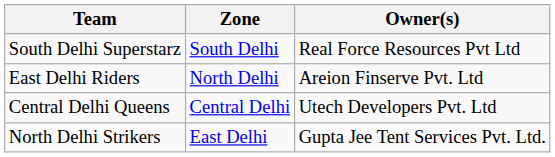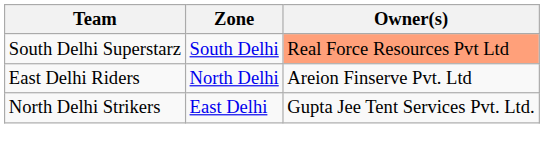(409, 48) no background -> (398, 48) lightsalmon background
- row: (89, 107)
